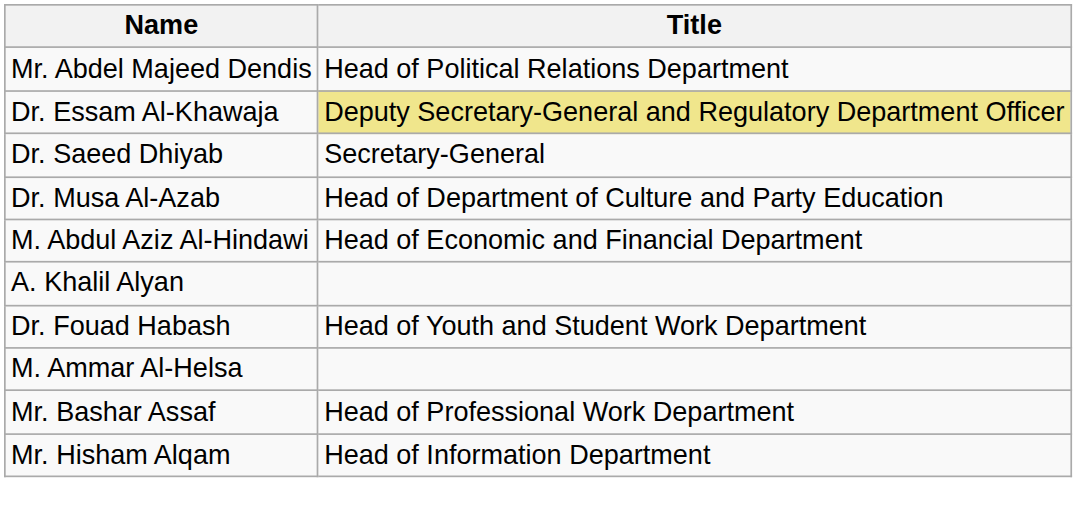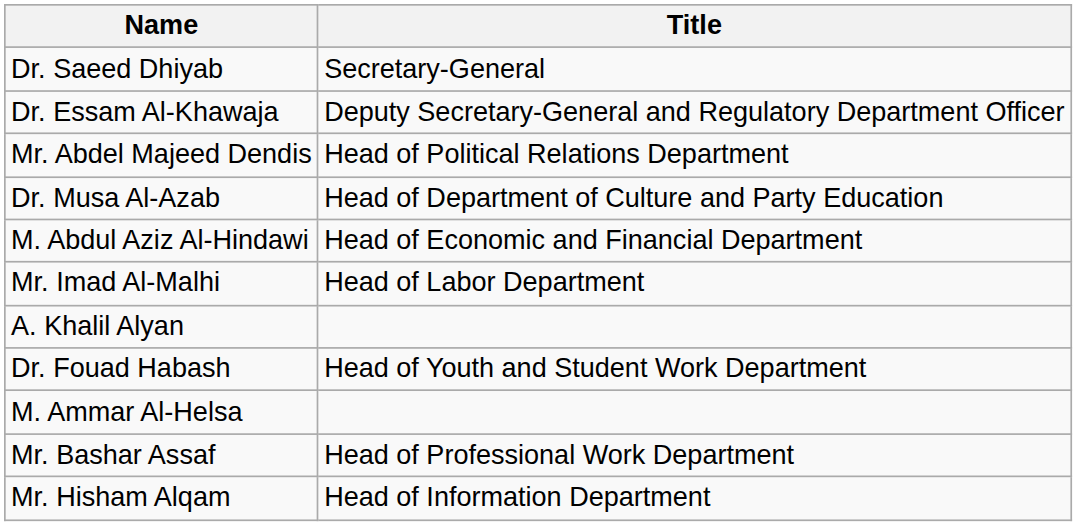rows swapped: (117, 154) <-> (161, 68)
(694, 111) khaki background -> (694, 111) no background
+ row: (116, 283)
